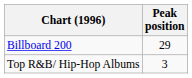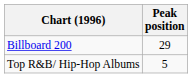(165, 63) 3 -> (165, 63) 5
